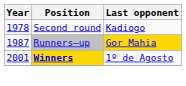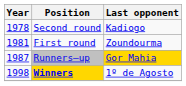+ row: (65, 42)
(18, 58) 2001 -> (18, 73) 1998
